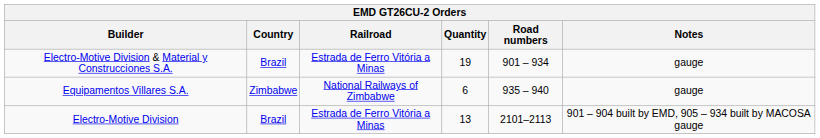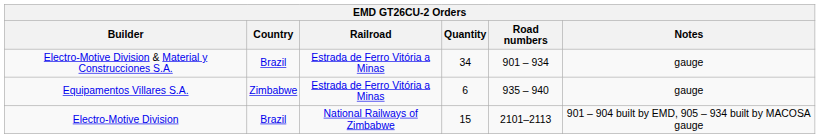(465, 63) 19 -> (465, 63) 34
(371, 91) National Railways of Zimbabwe -> (371, 91) Estrada de Ferro Vitória a Minas
(371, 119) Estrada de Ferro Vitória a Minas -> (371, 119) National Railways of Zimbabwe
(465, 119) 13 -> (465, 119) 15
